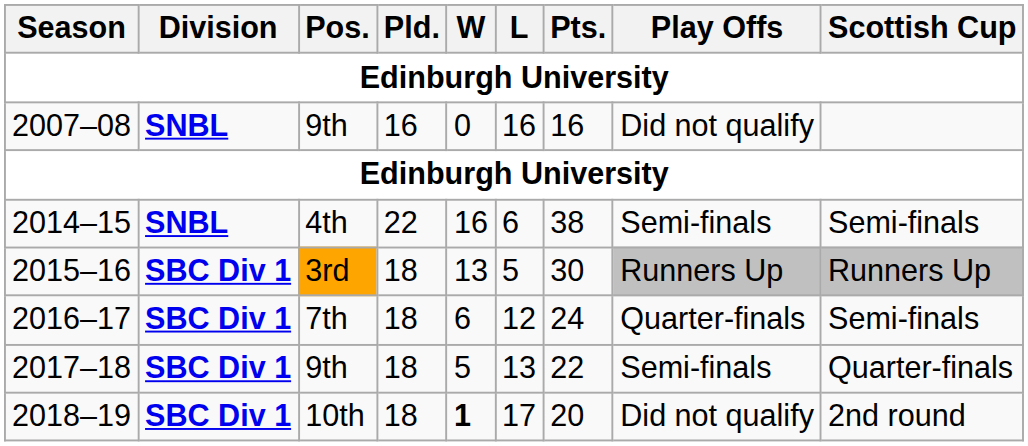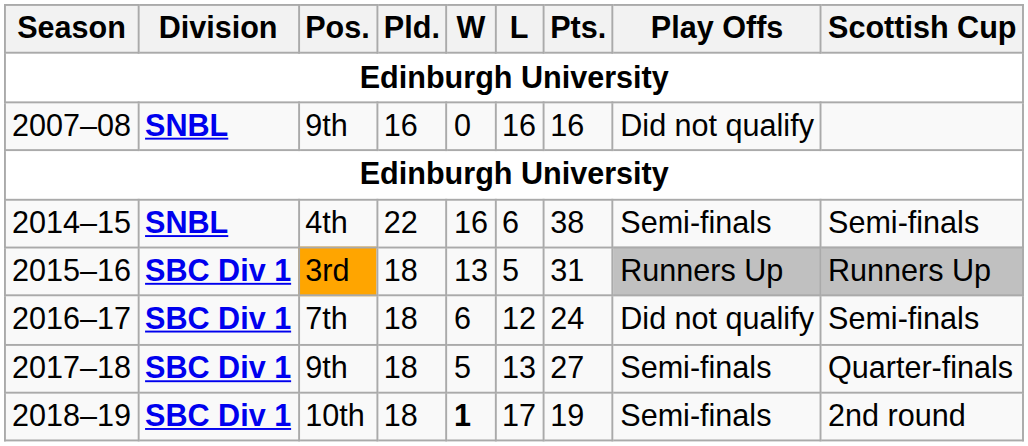(567, 271) 30 -> (567, 271) 31
(713, 319) Quarter-finals -> (717, 319) Did not qualify
(567, 367) 22 -> (567, 367) 27
(567, 416) 20 -> (567, 416) 19
(717, 416) Did not qualify -> (696, 416) Semi-finals
